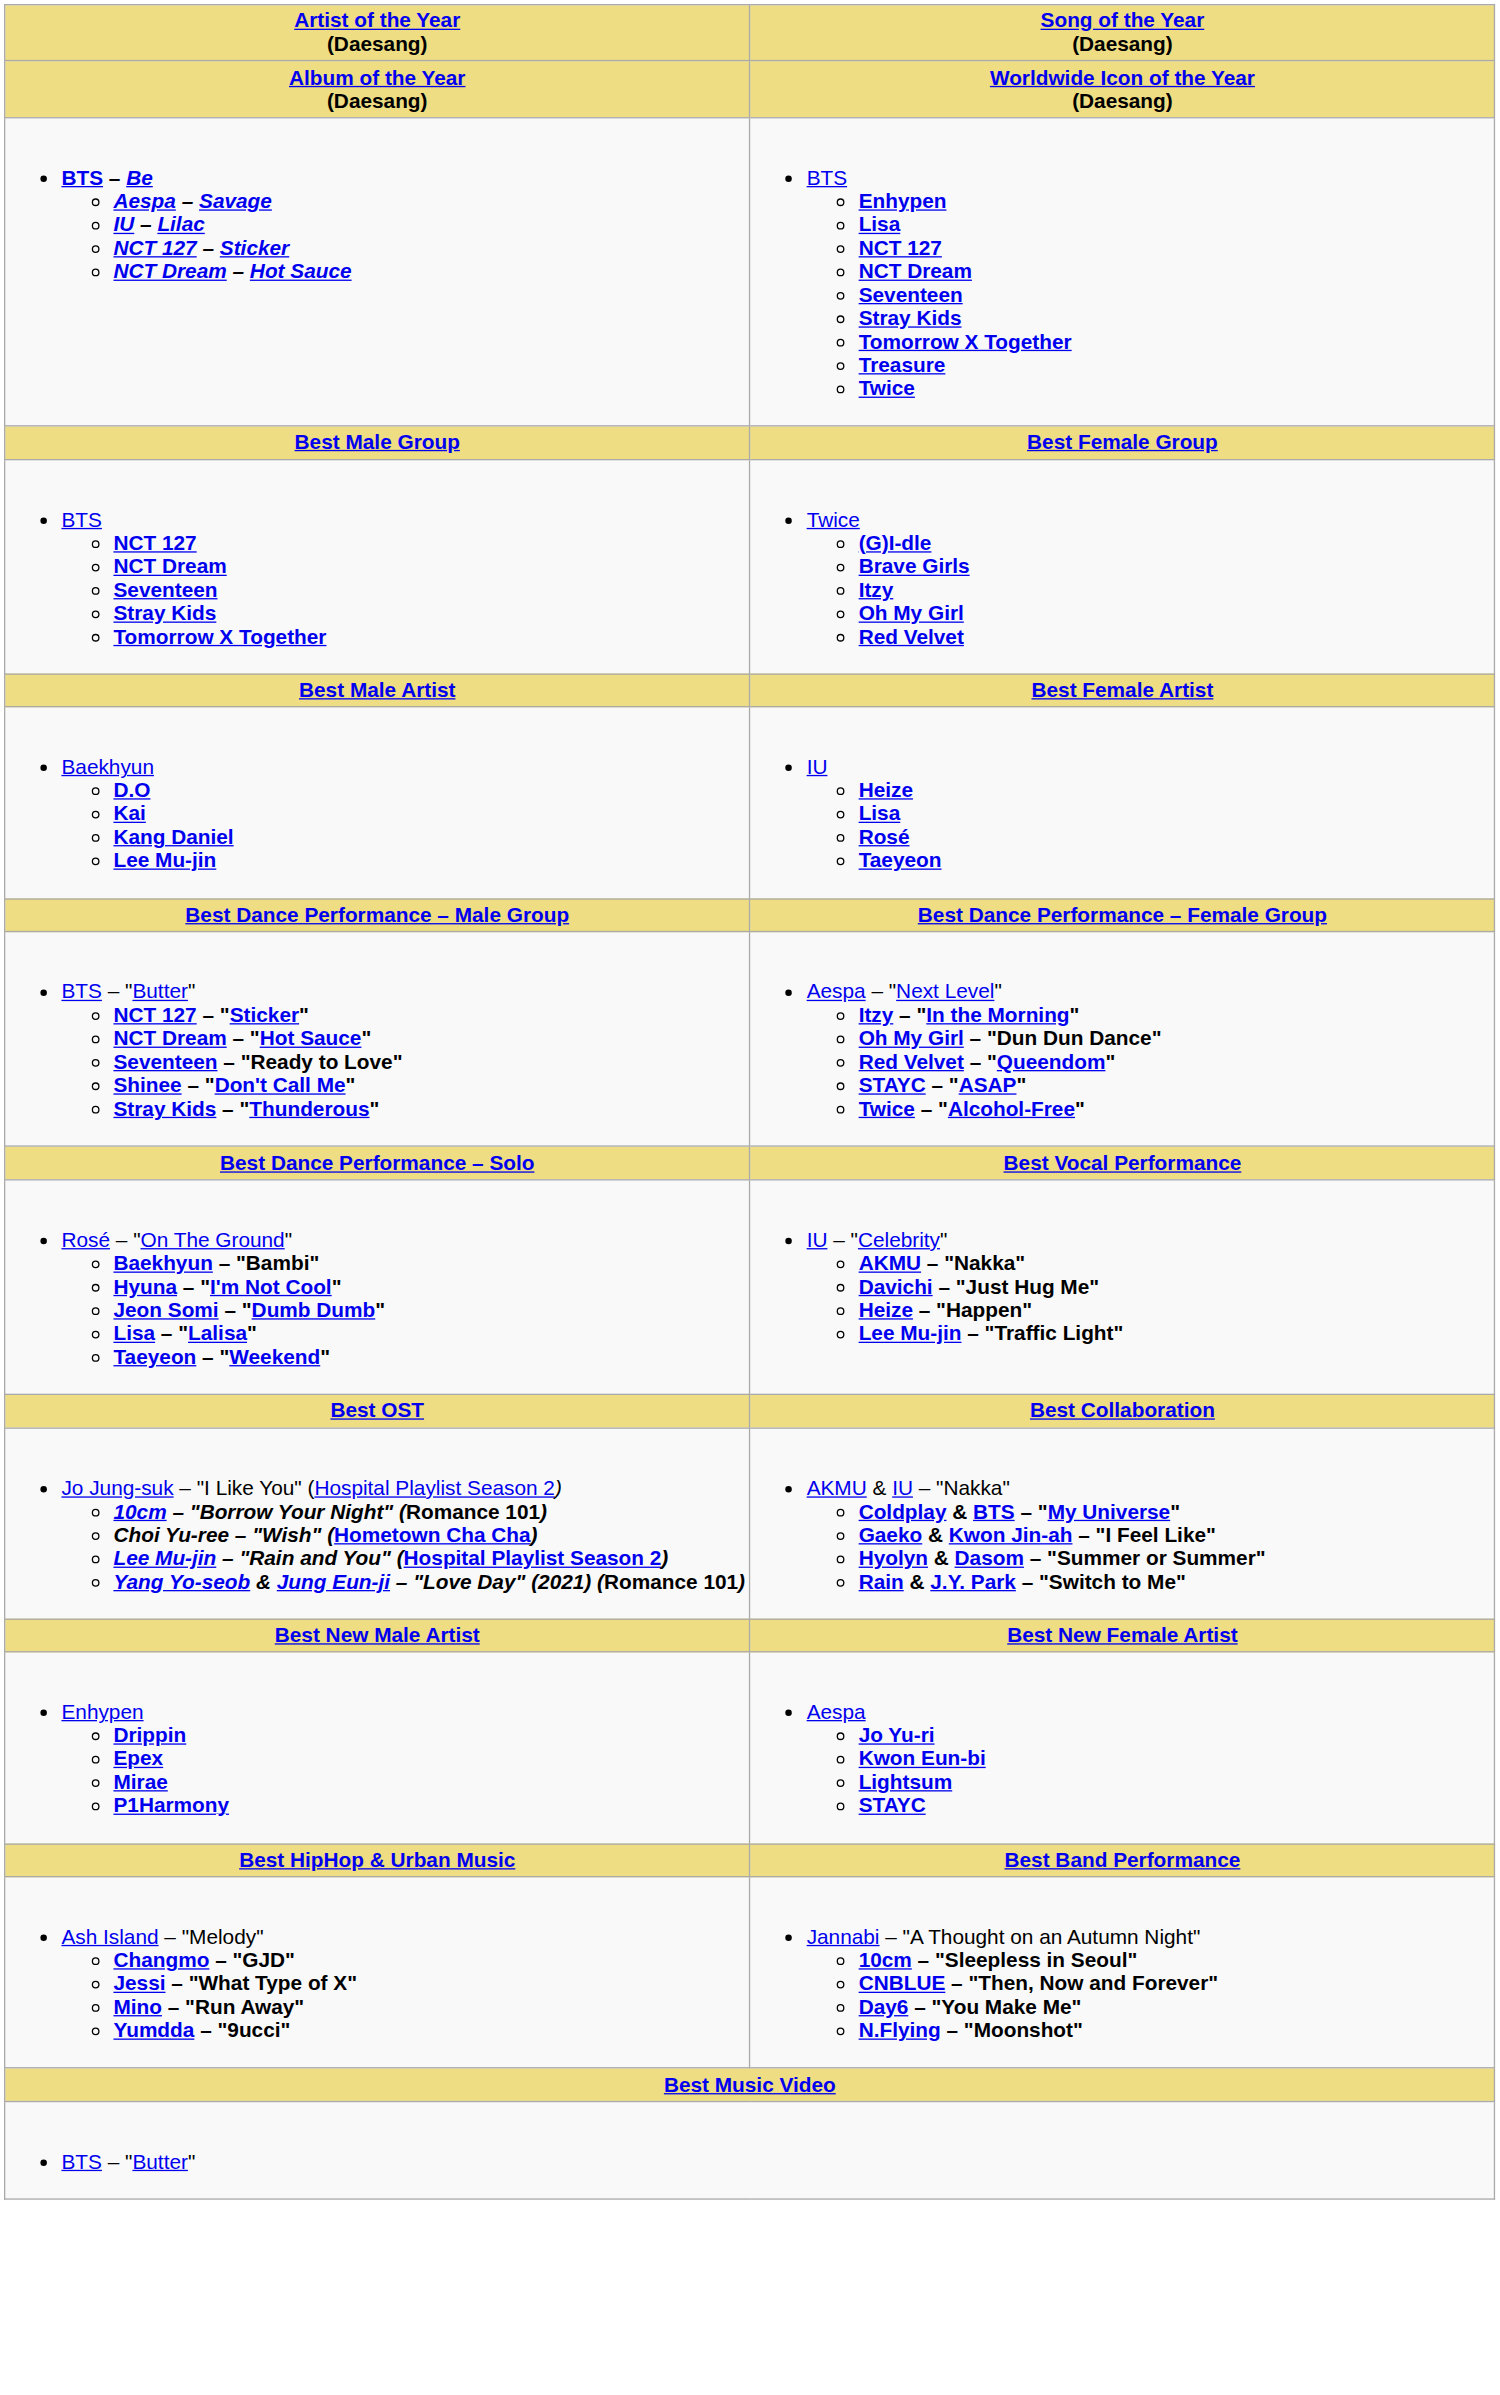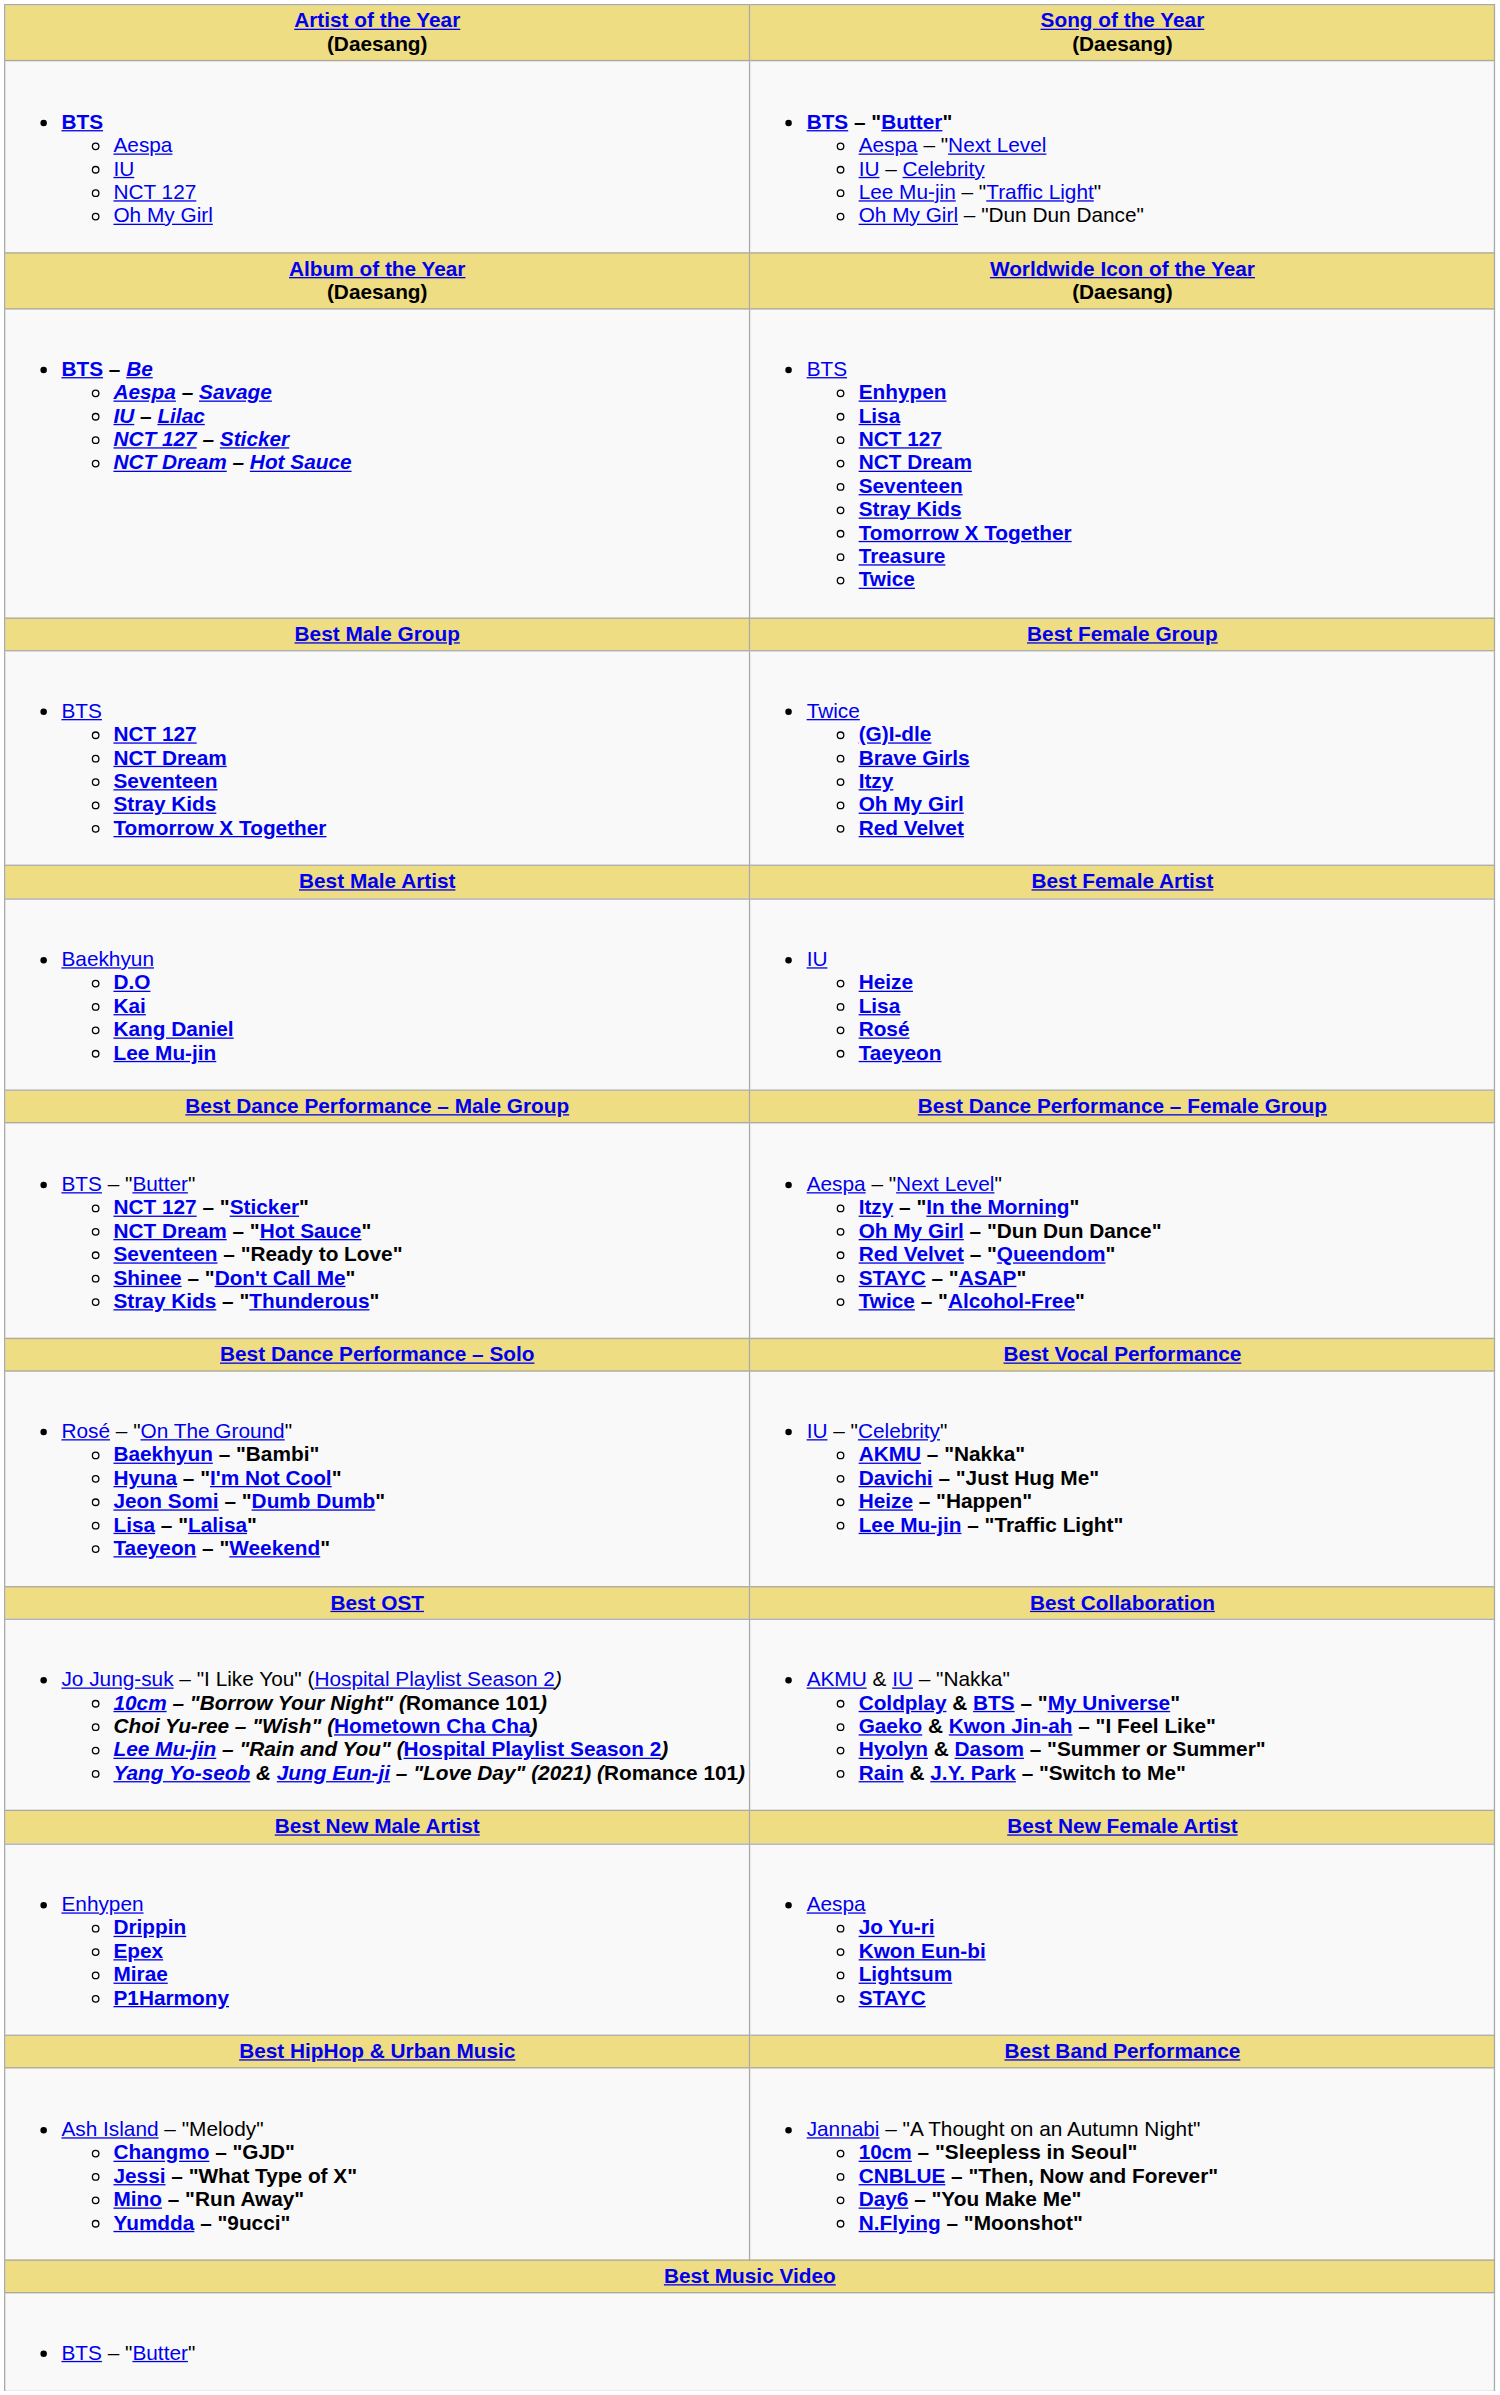+ row: (377, 169)
